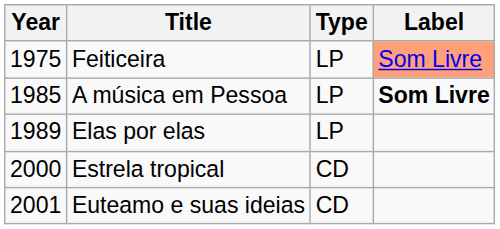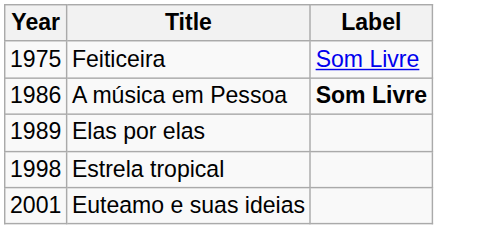- column: (342, 22)
(430, 59) lightsalmon background -> (367, 59) no background
(36, 95) 1985 -> (36, 95) 1986
(36, 168) 2000 -> (36, 168) 1998
